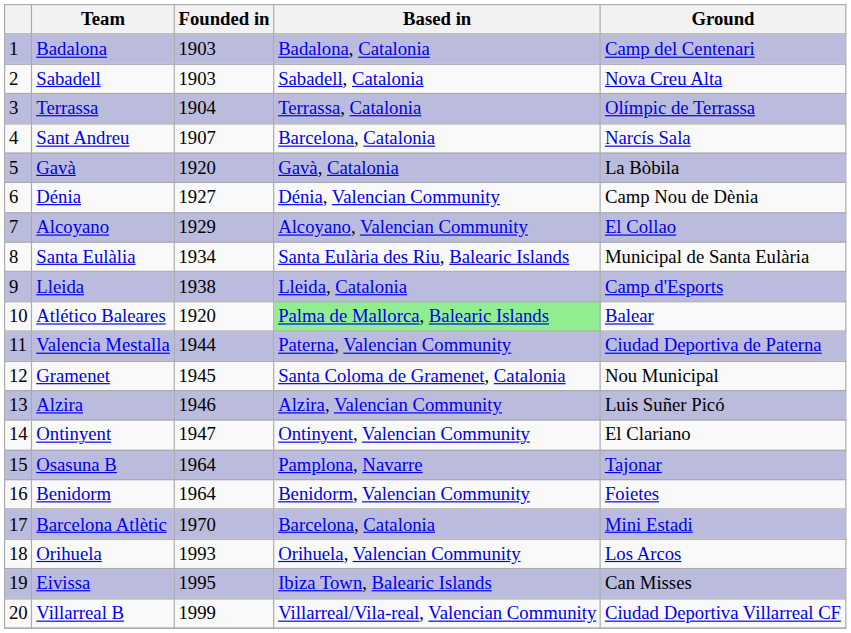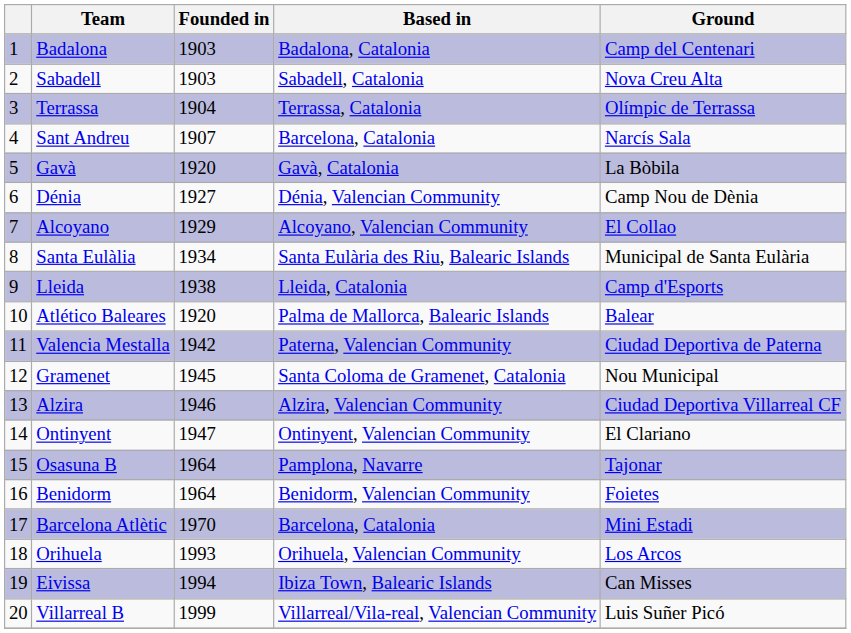(414, 316) lightgreen background -> (414, 316) no background
(197, 345) 1944 -> (197, 345) 1942
(665, 405) Luis Suñer Picó -> (723, 405) Ciudad Deportiva Villarreal CF
(197, 583) 1995 -> (197, 583) 1994
(723, 613) Ciudad Deportiva Villarreal CF -> (665, 613) Luis Suñer Picó
